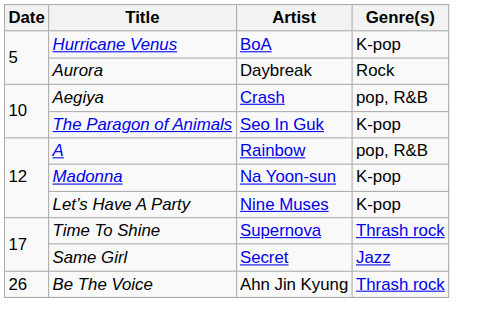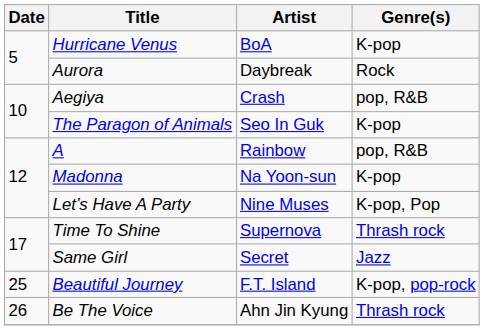(378, 204) K-pop -> (398, 204) K-pop, Pop
+ row: (117, 284)
